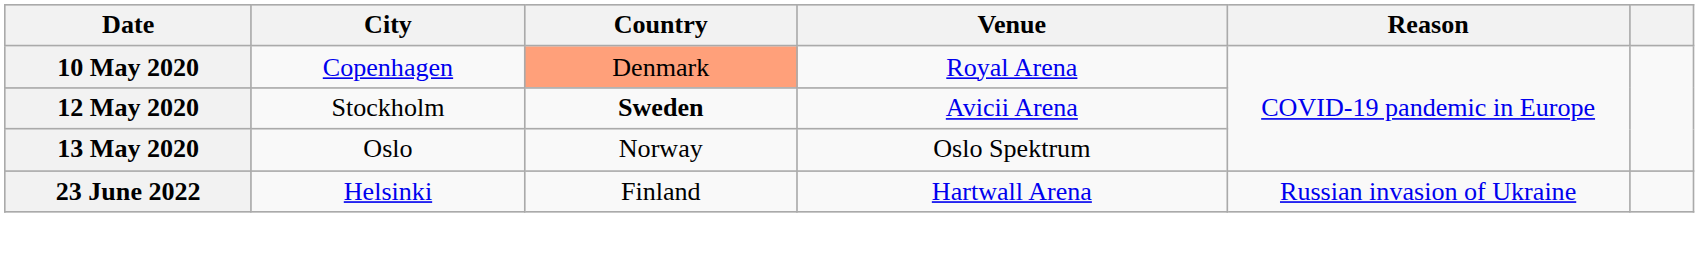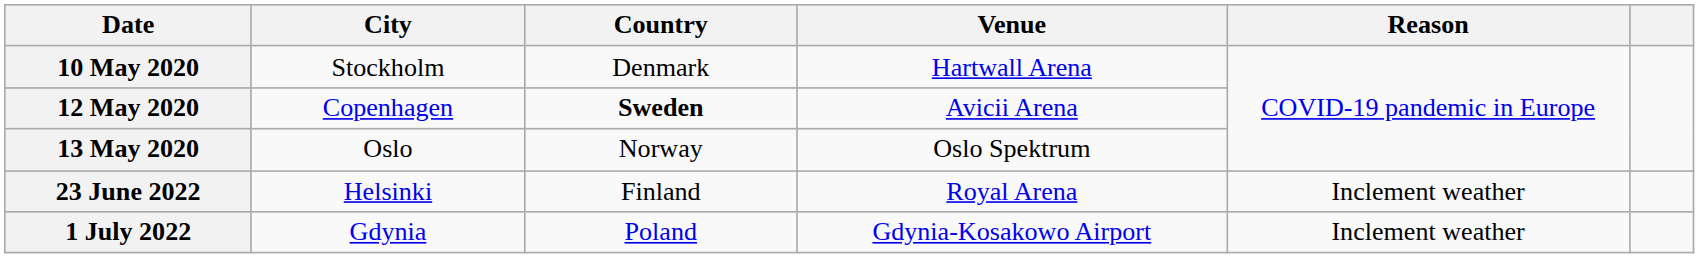(388, 66) Copenhagen -> (388, 66) Stockholm
(661, 66) lightsalmon background -> (661, 66) no background
(1012, 66) Royal Arena -> (1012, 66) Hartwall Arena
(388, 107) Stockholm -> (388, 107) Copenhagen
(1012, 190) Hartwall Arena -> (1012, 190) Royal Arena
(1428, 190) Russian invasion of Ukraine -> (1428, 190) Inclement weather
+ row: (128, 231)
